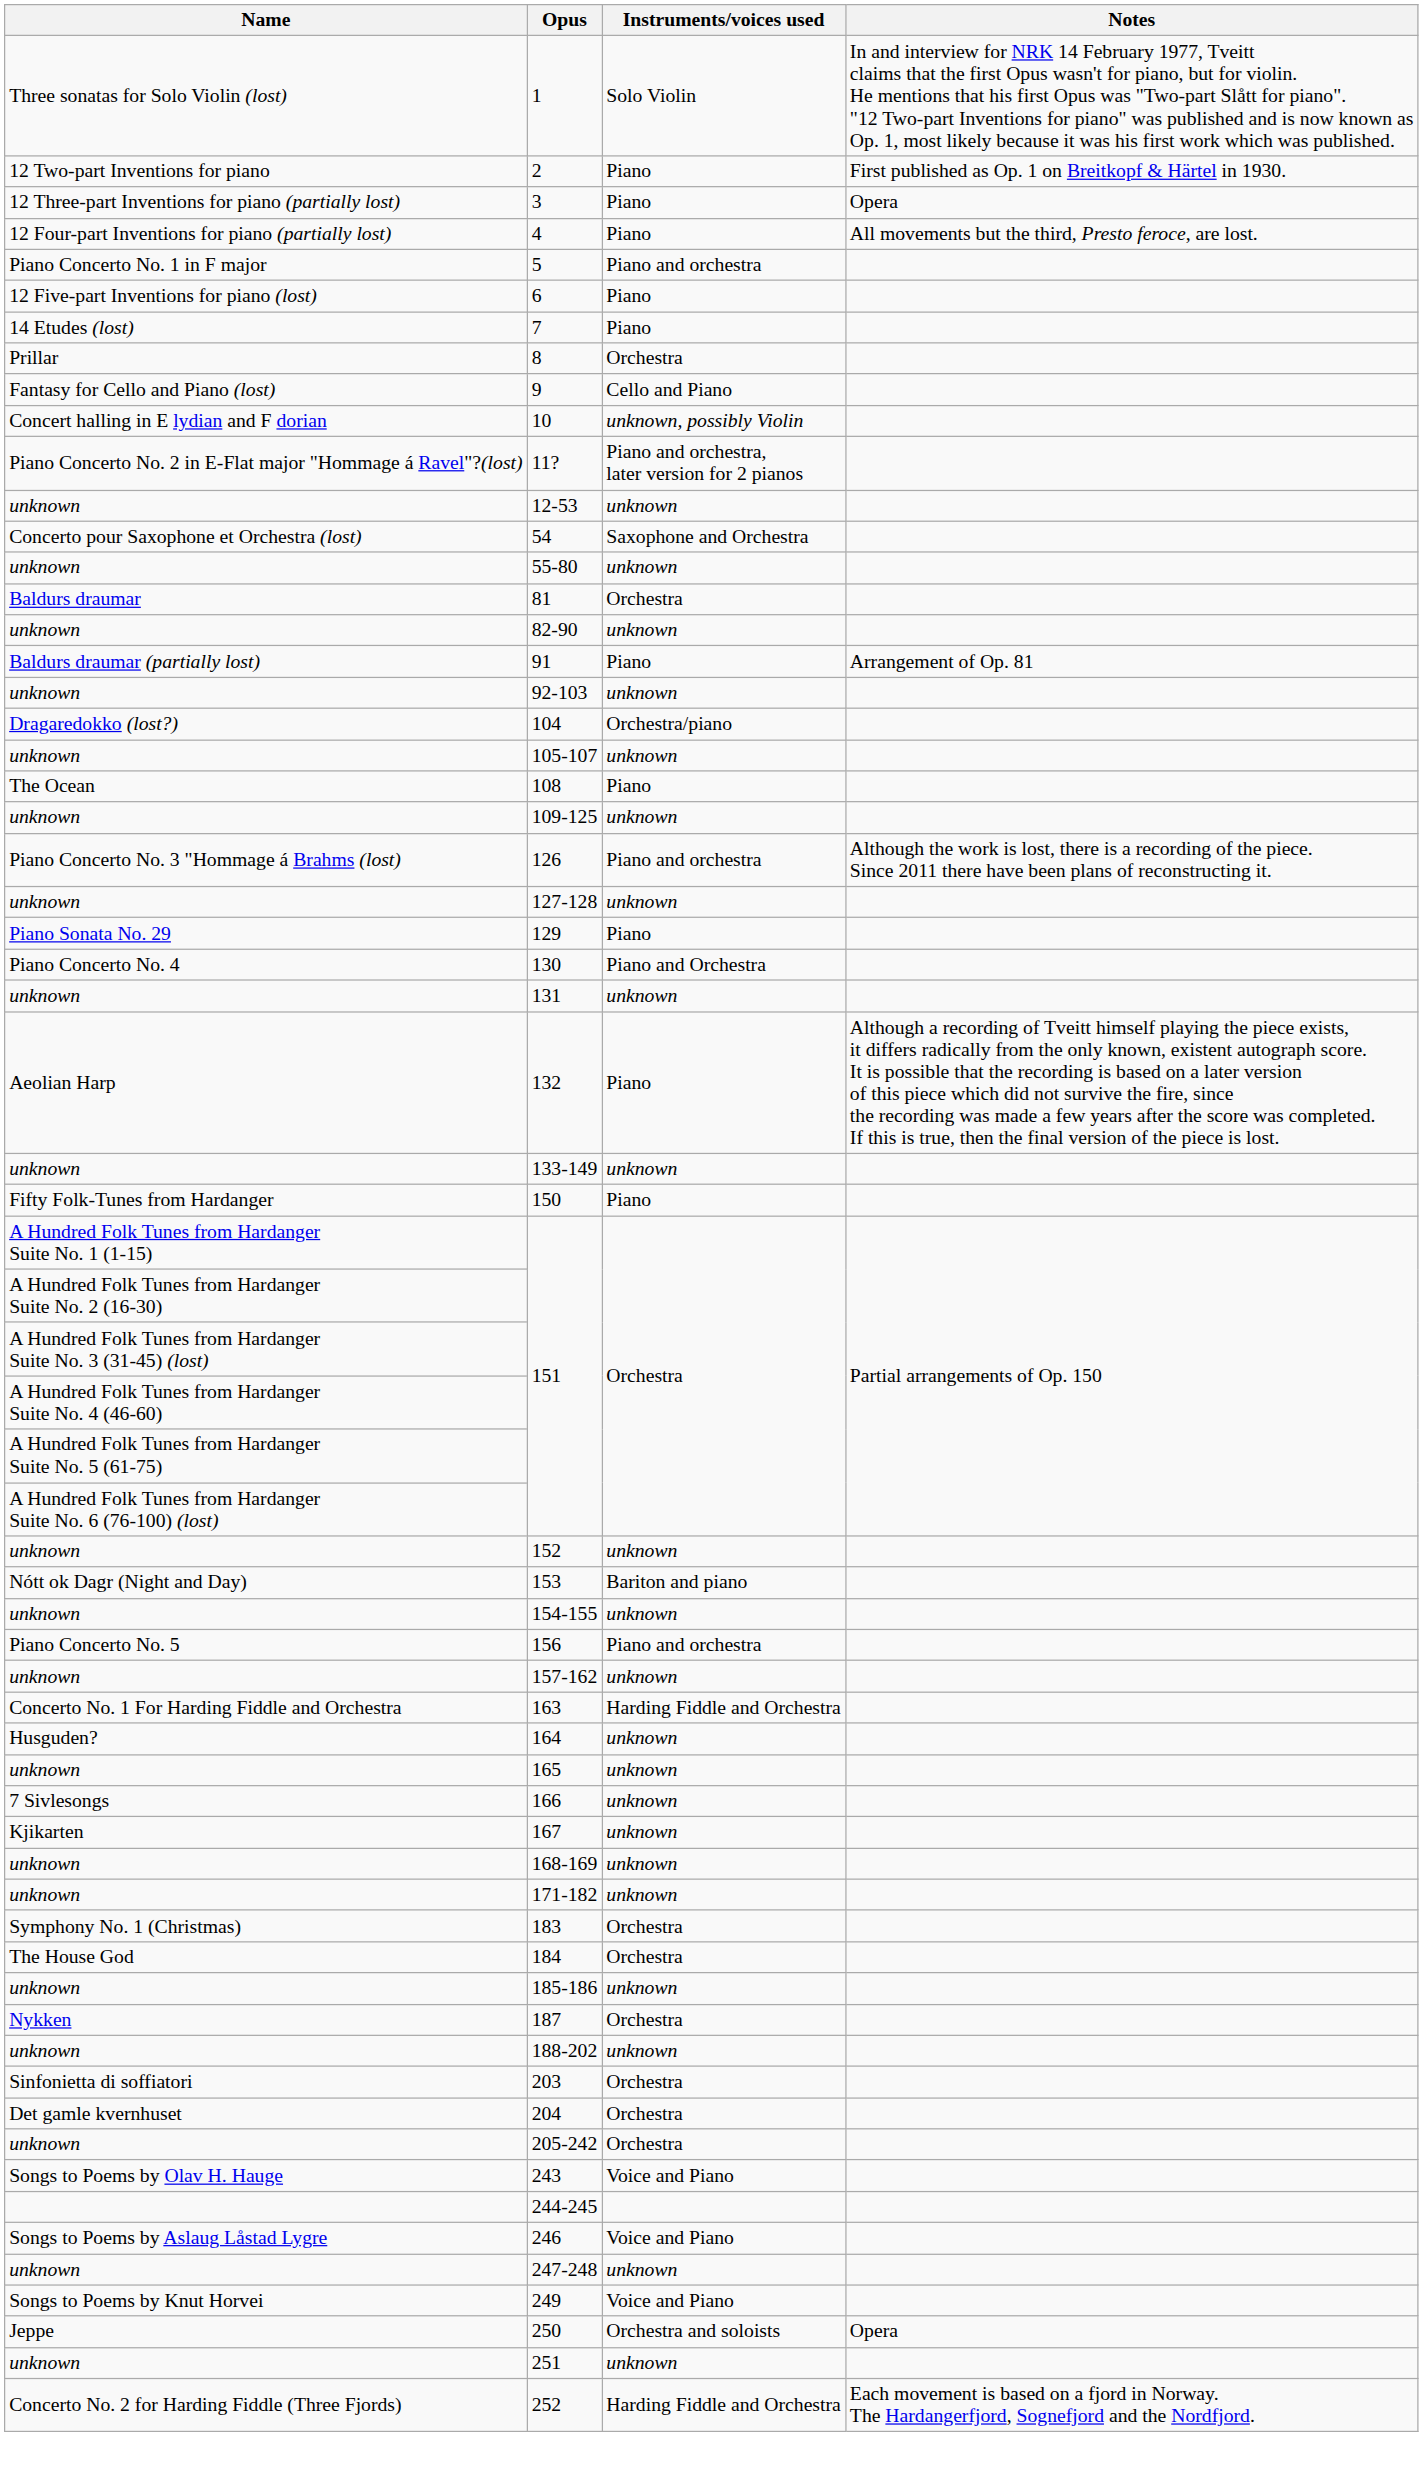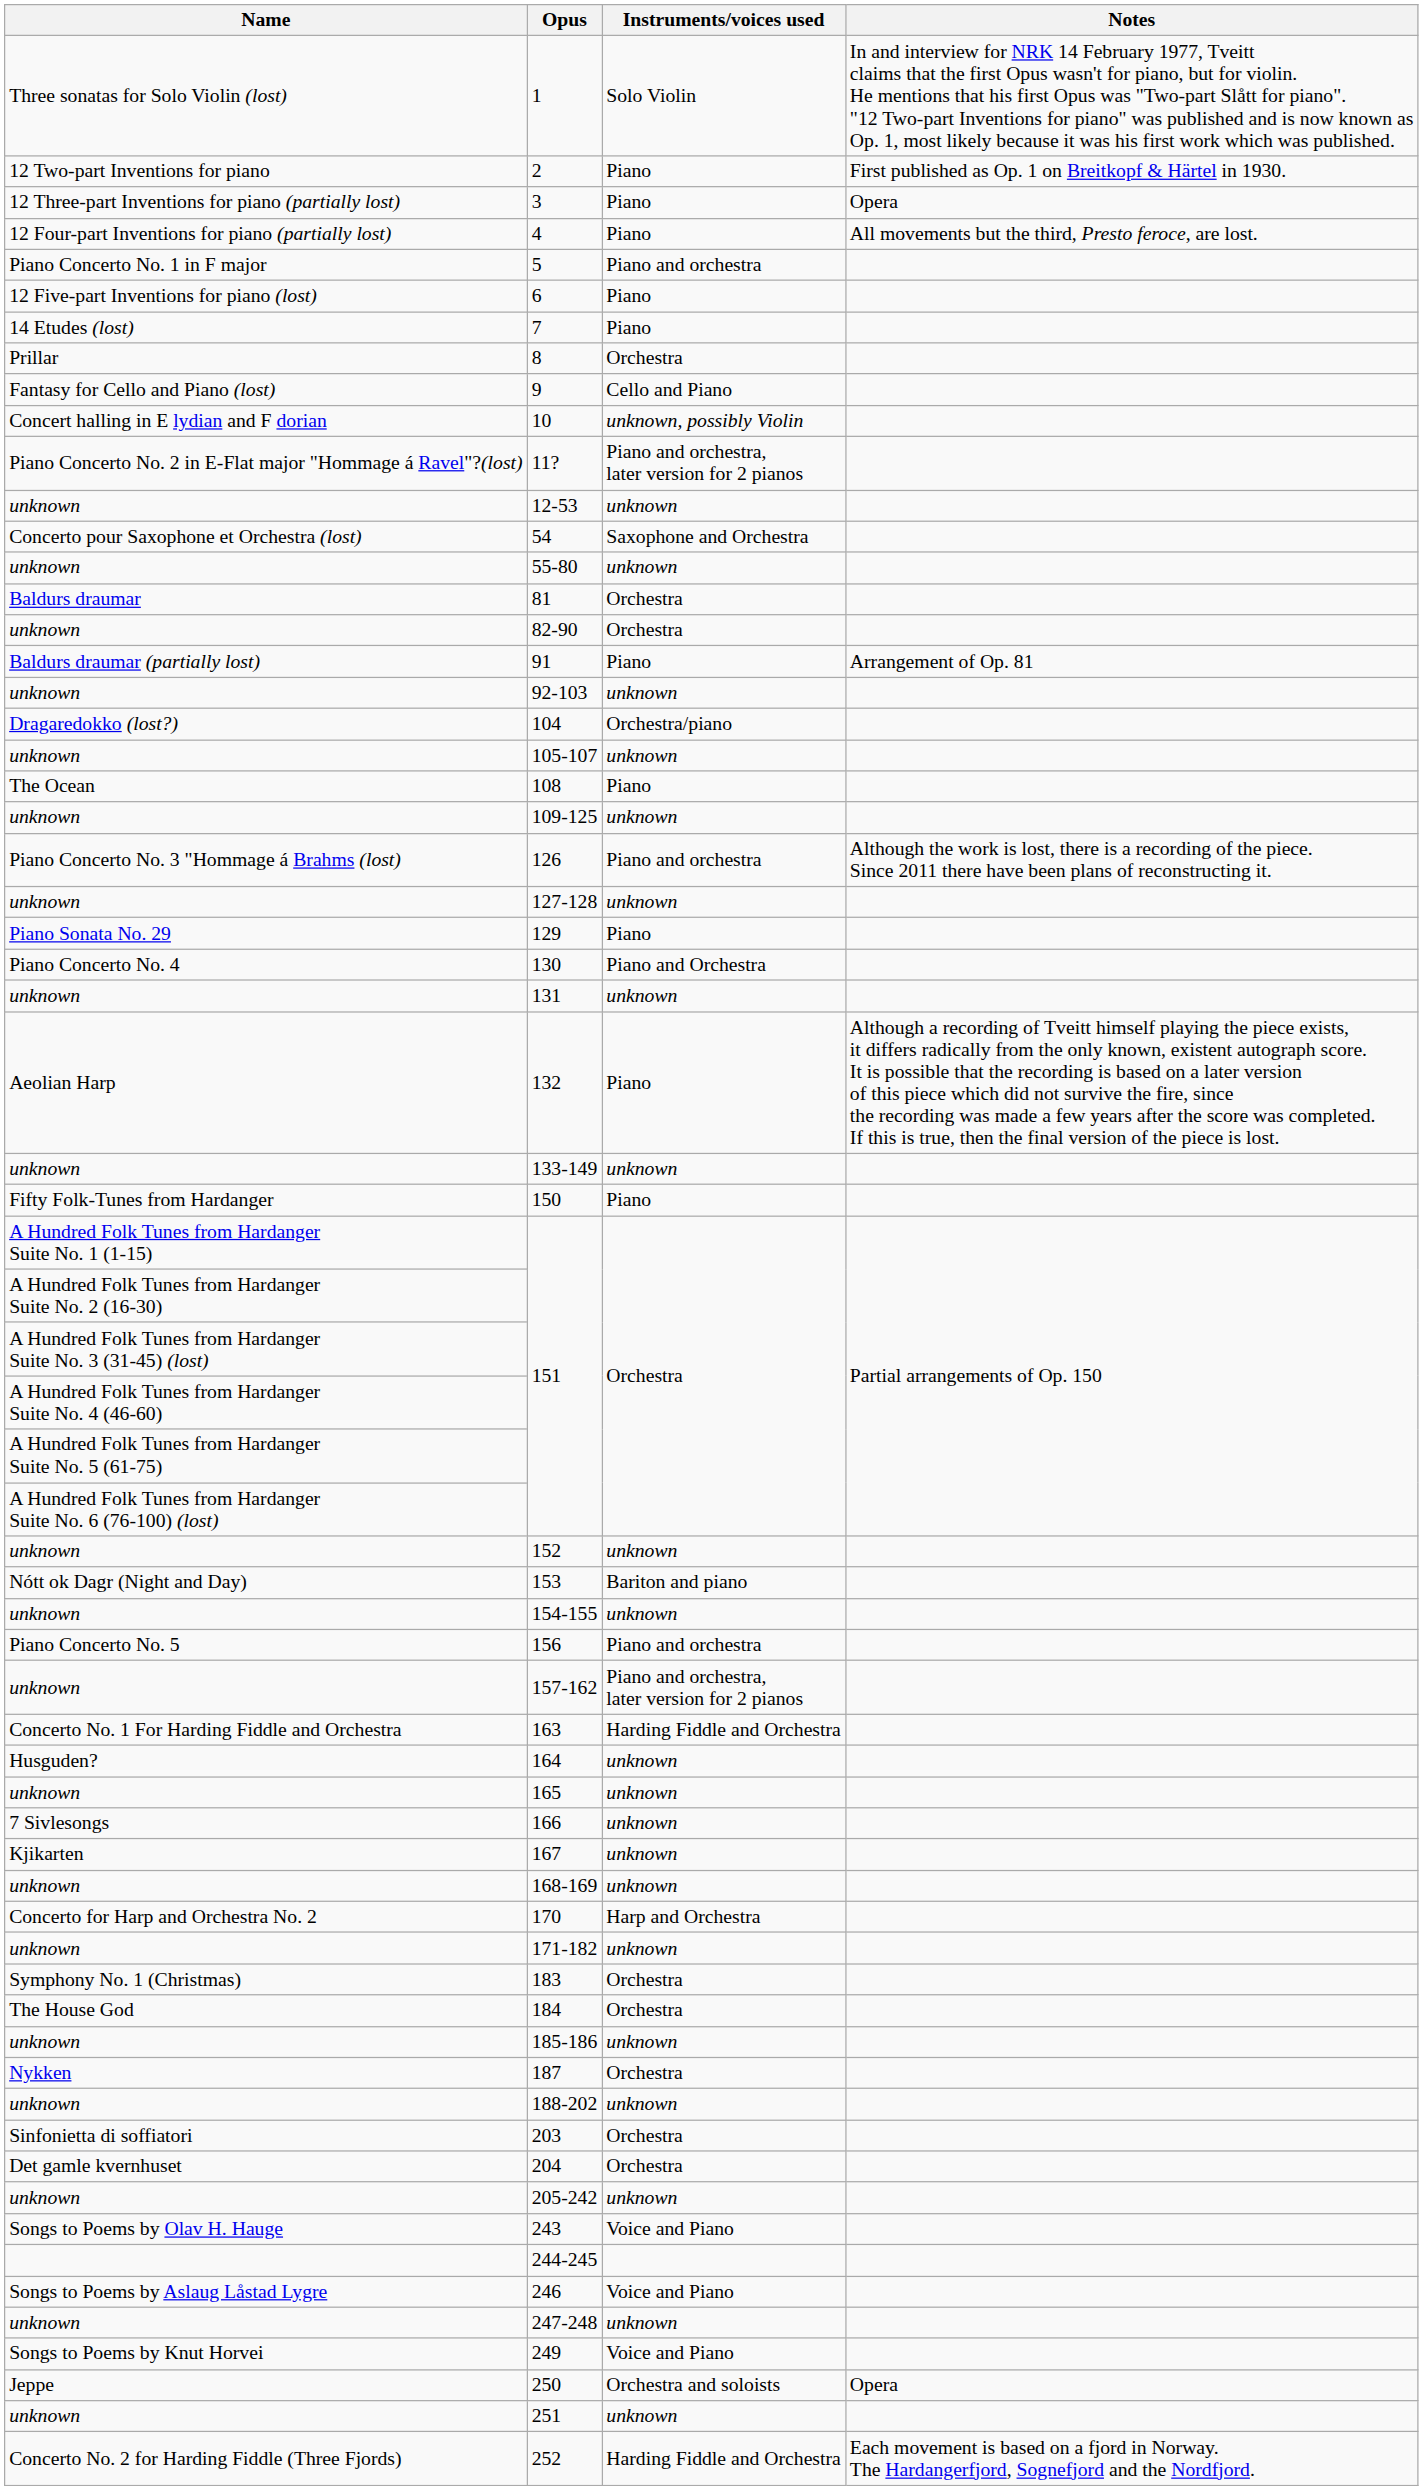(642, 630) unknown -> (645, 630) Orchestra
(642, 1676) unknown -> (705, 1687) Piano and orchestra, later version for 2 pianos
+ row: (163, 1916)
(645, 2144) Orchestra -> (642, 2197) unknown
